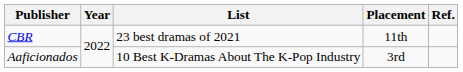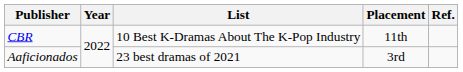(178, 36) 23 best dramas of 2021 -> (238, 36) 10 Best K-Dramas About The K-Pop Industry
(238, 57) 10 Best K-Dramas About The K-Pop Industry -> (178, 57) 23 best dramas of 2021
